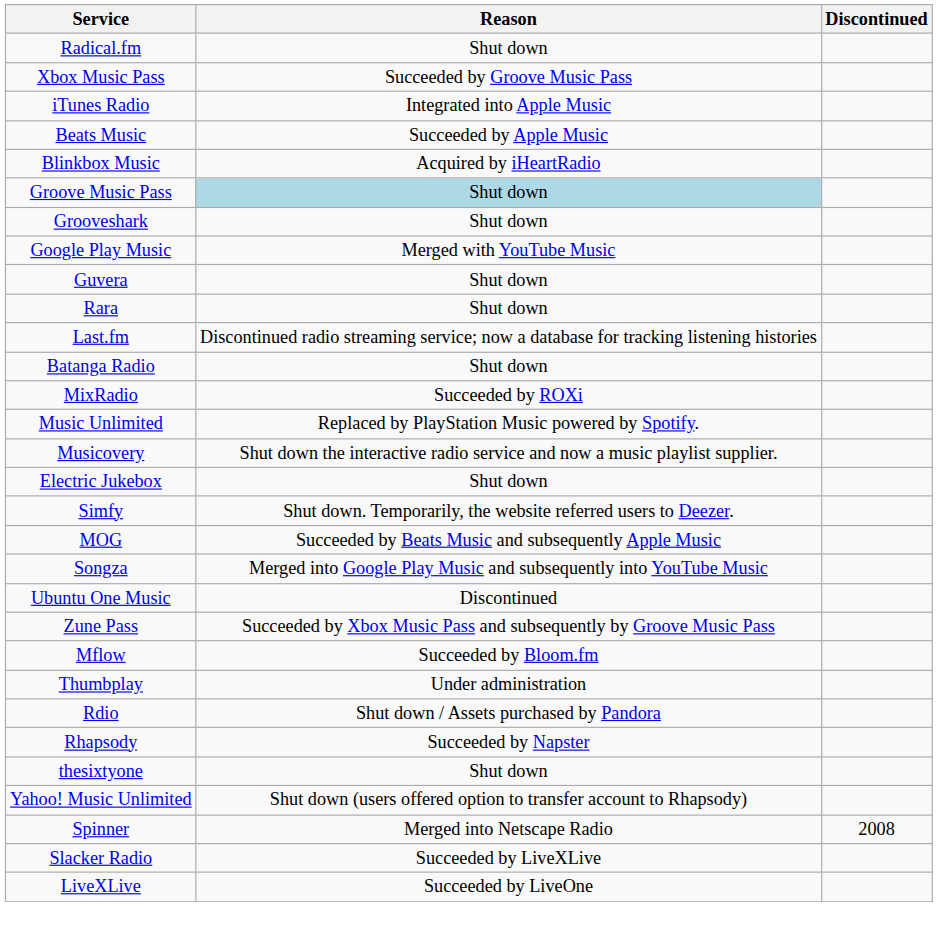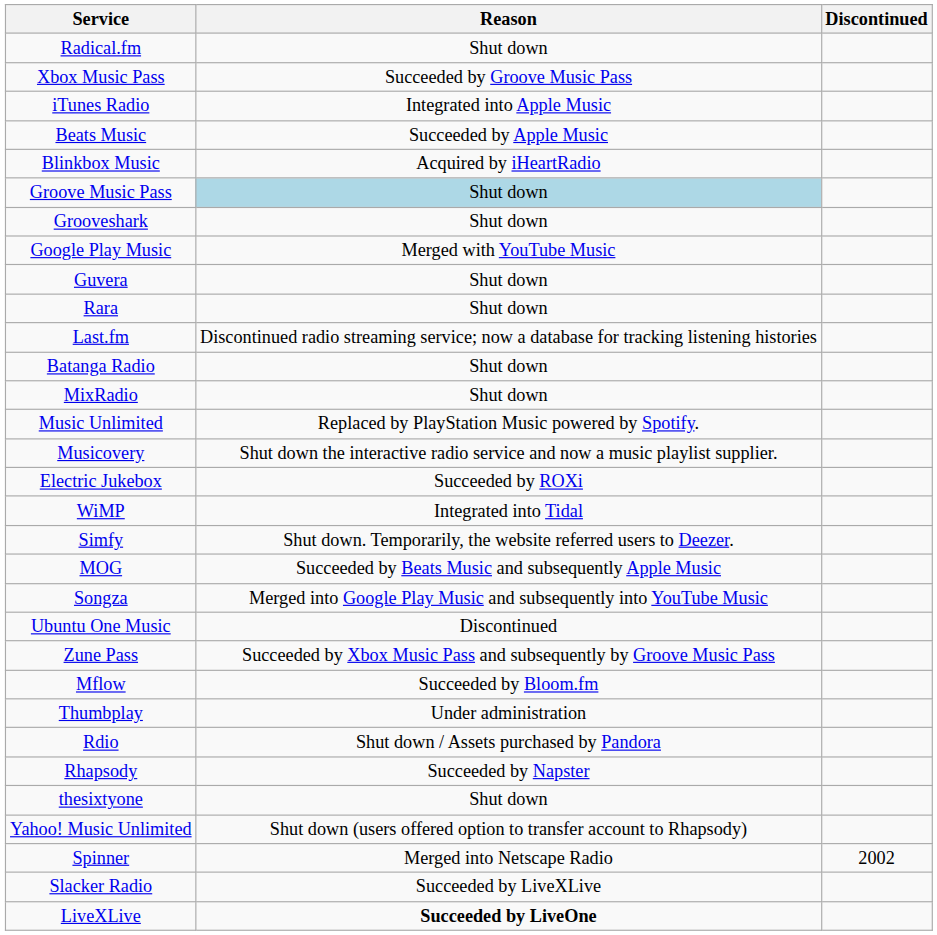(508, 395) Succeeded by ROXi -> (508, 395) Shut down
(508, 481) Shut down -> (508, 481) Succeeded by ROXi
+ row: (101, 510)
(877, 828) 2008 -> (877, 857) 2002
(508, 886) normal -> (508, 915) bold
